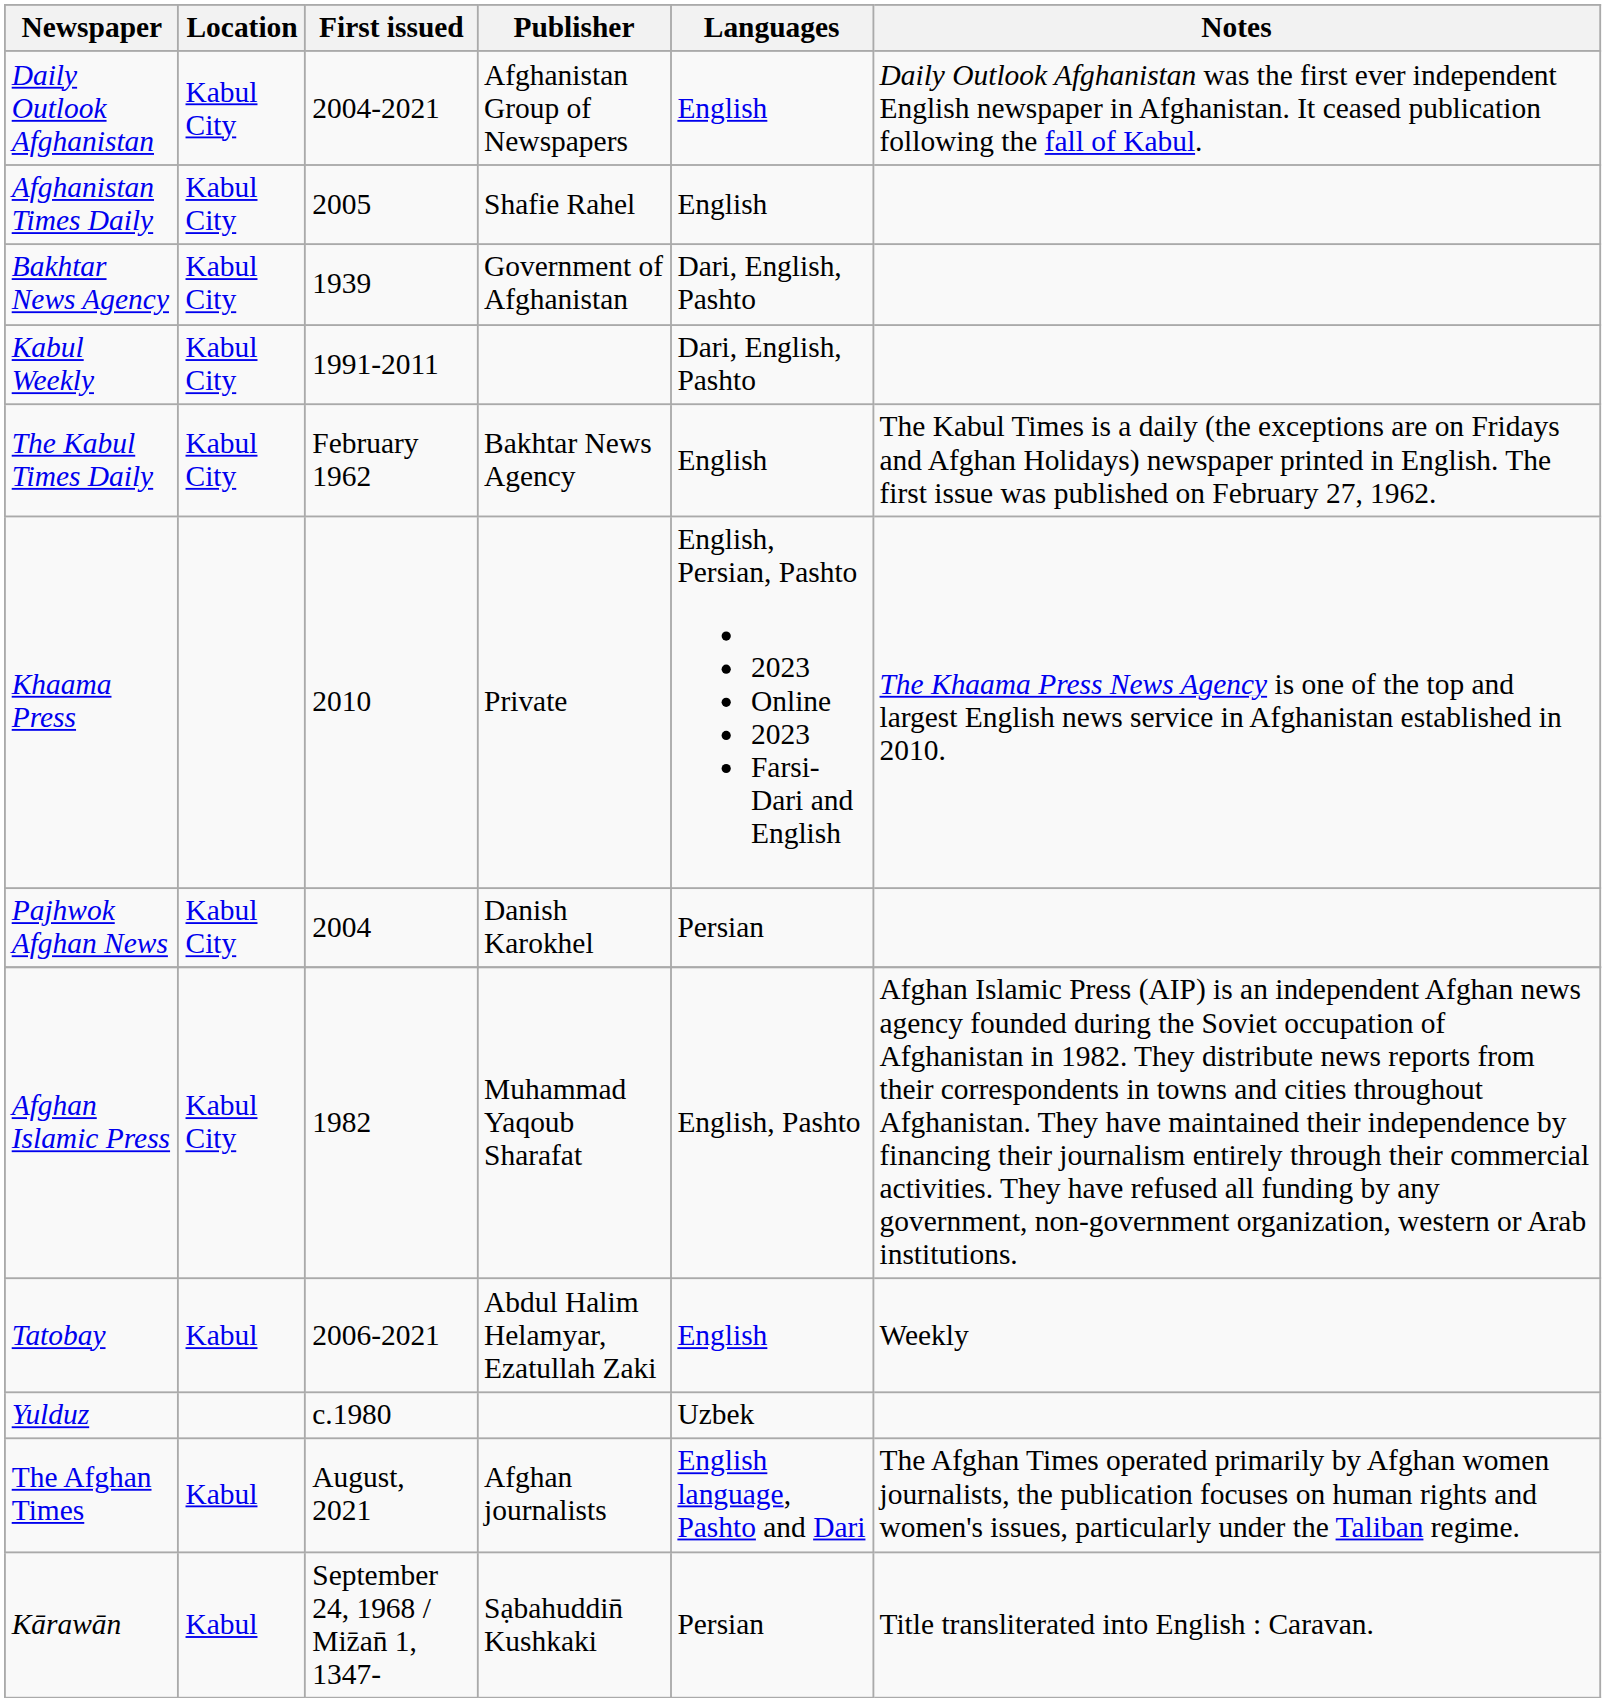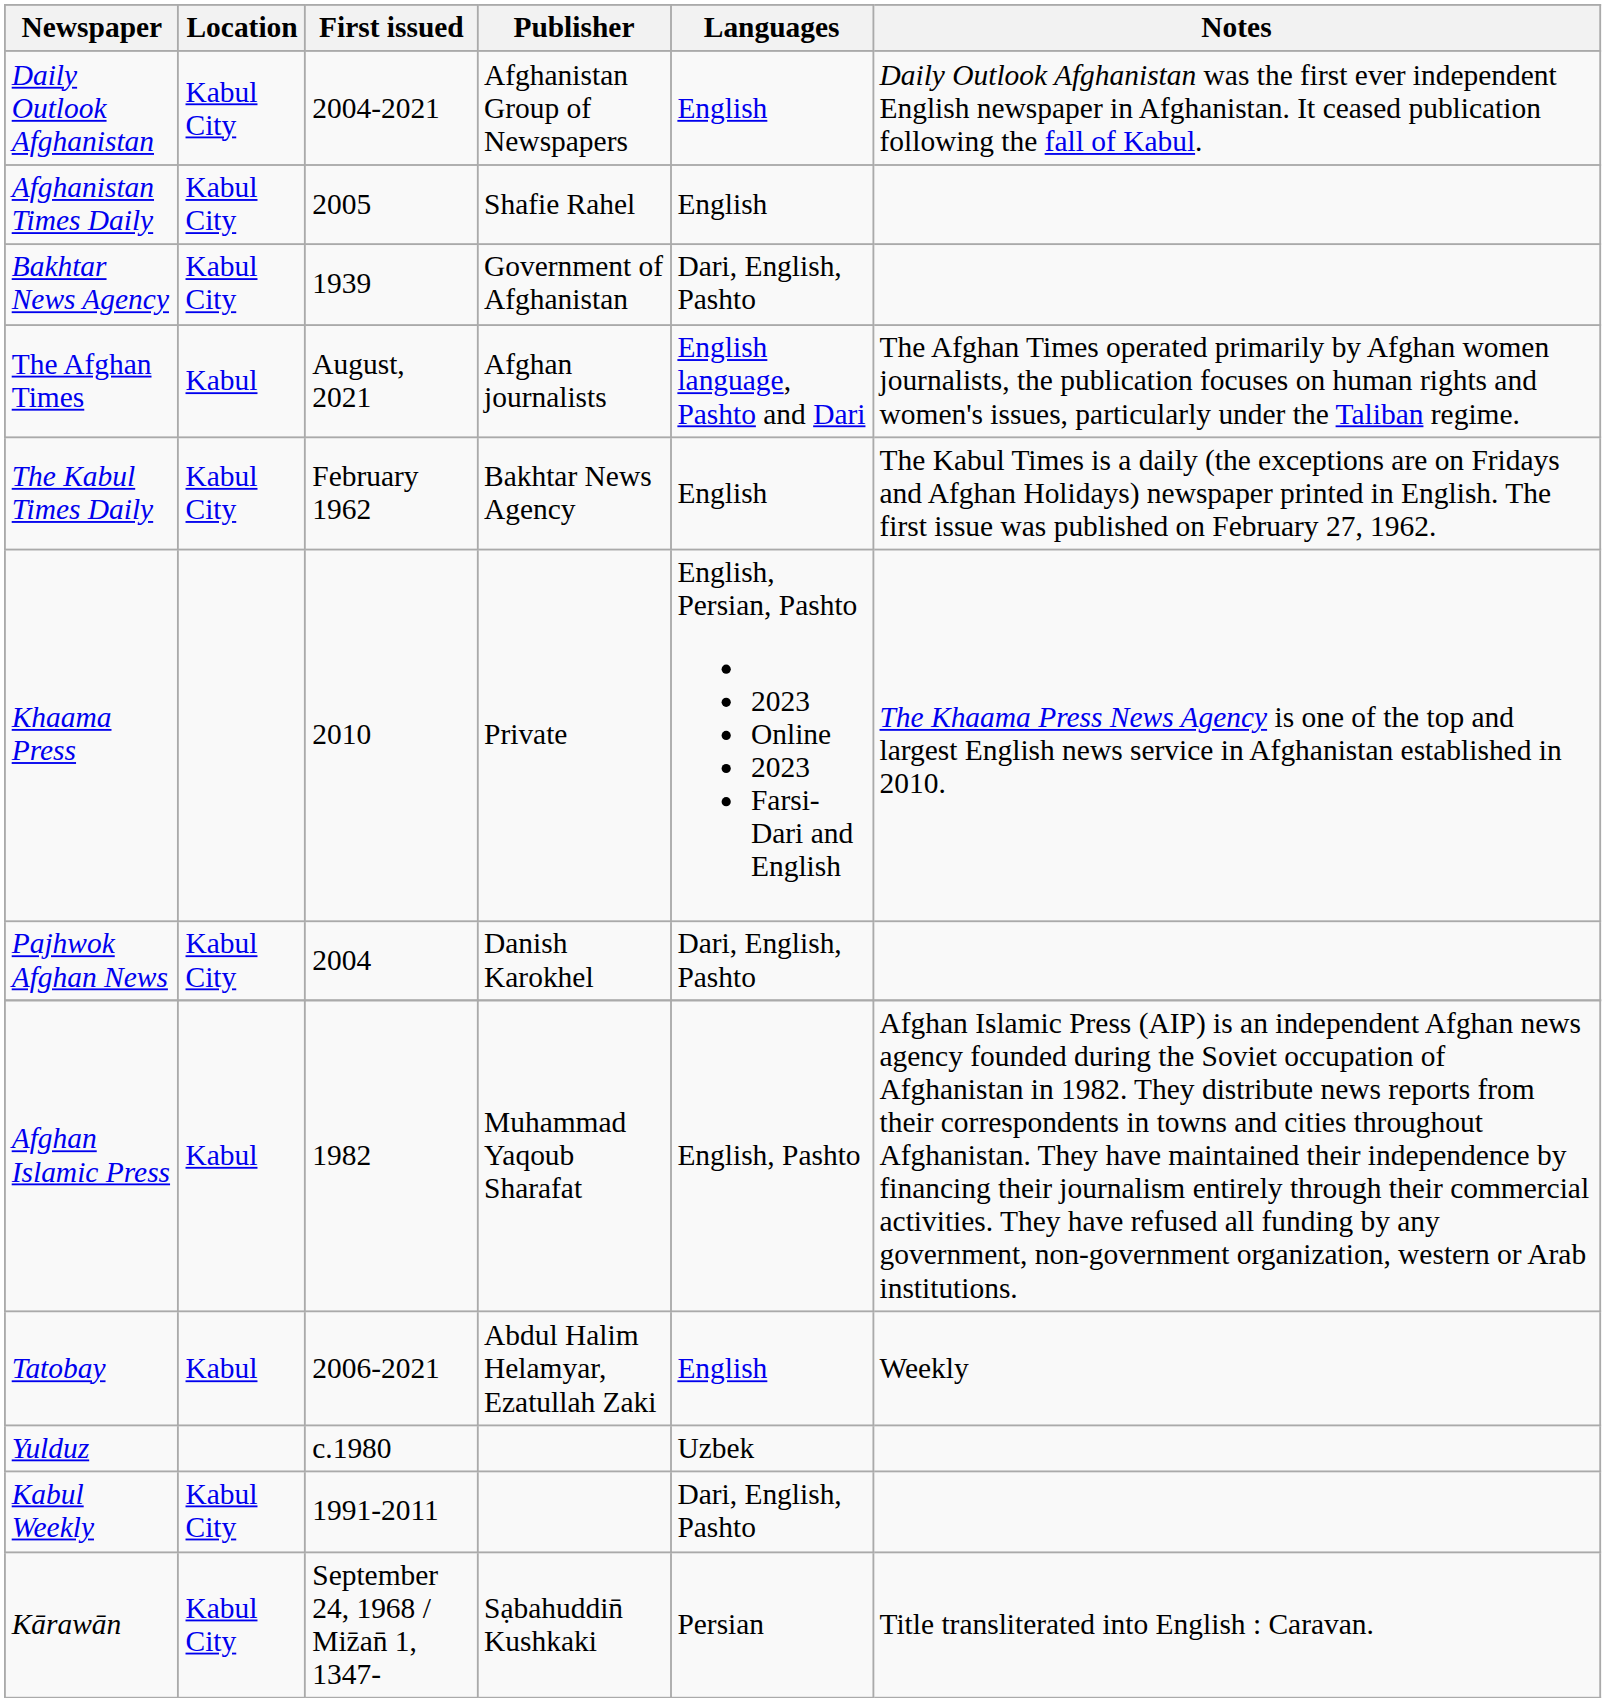rows swapped: (53, 363) <-> (82, 1494)
(721, 926) Persian -> (760, 960) Dari, English, Pashto
(222, 1122) Kabul City -> (222, 1155) Kabul
(222, 1624) Kabul -> (222, 1624) Kabul City
